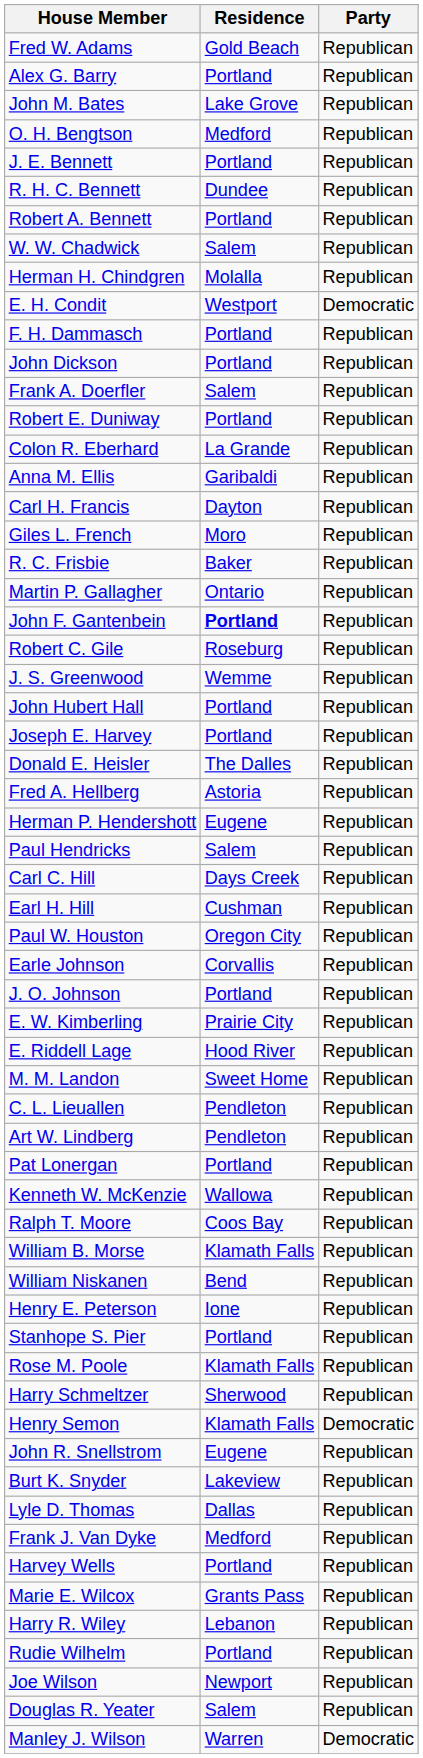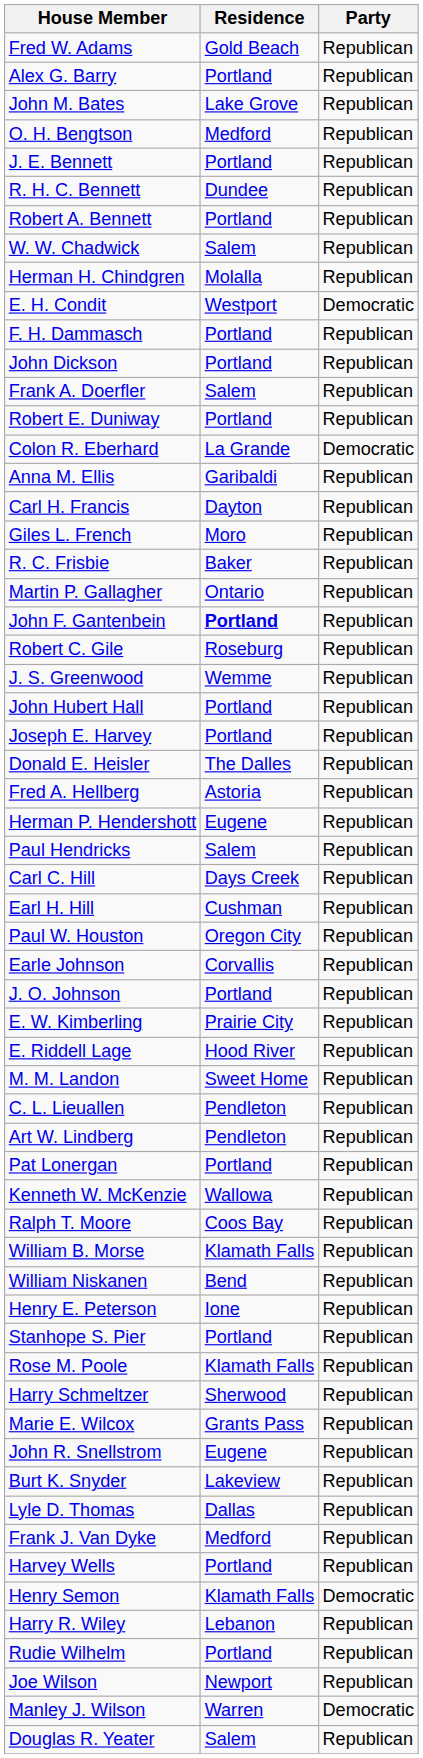(368, 448) Republican -> (368, 448) Democratic
rows swapped: (64, 1423) <-> (72, 1595)
rows swapped: (77, 1739) <-> (82, 1710)
